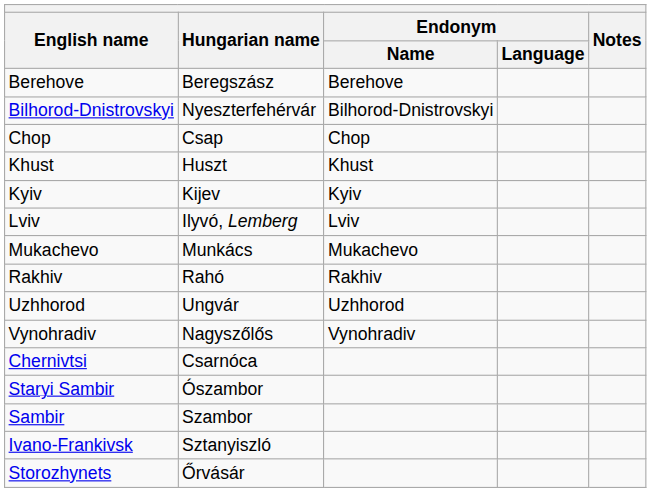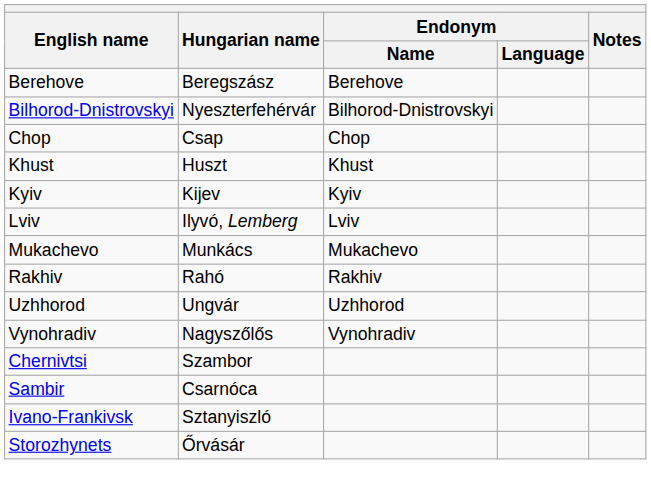(220, 361) Csarnóca -> (217, 361) Szambor
- row: (61, 389)
(217, 417) Szambor -> (220, 389) Csarnóca
